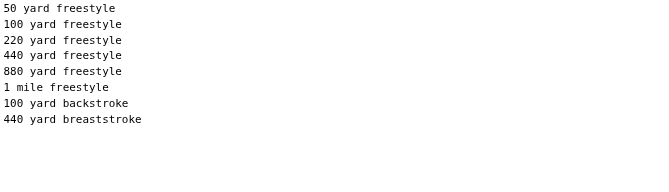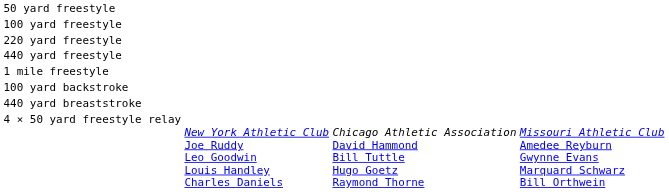- row: (63, 72)
+ row: (92, 120)
